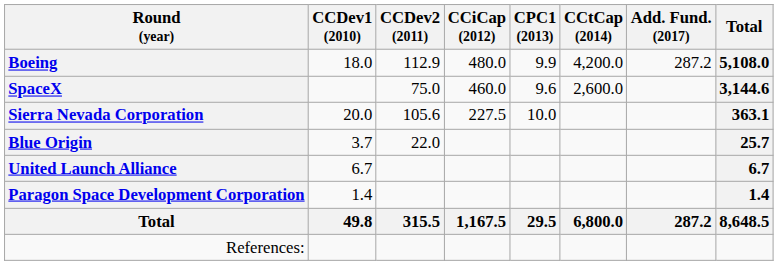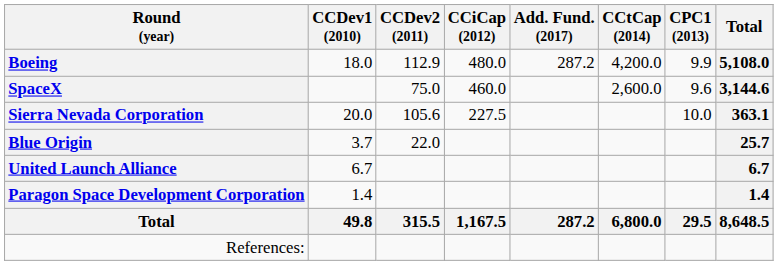columns swapped: (535, 27) <-> (671, 27)
